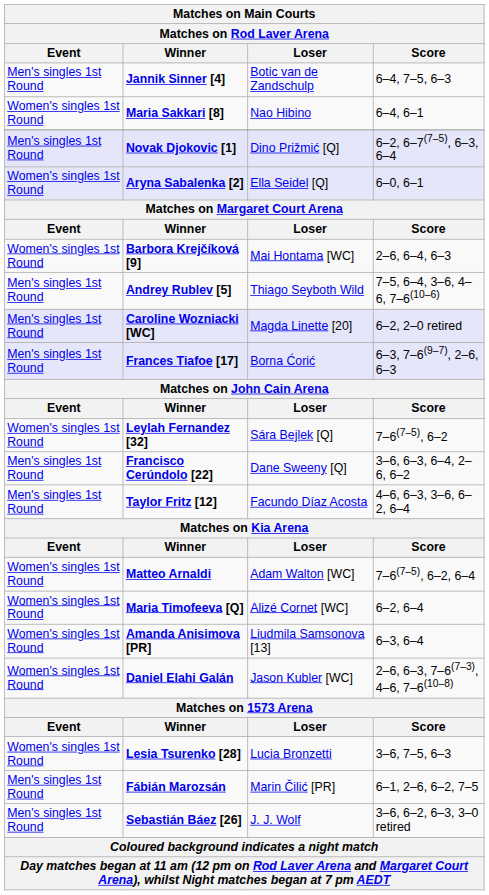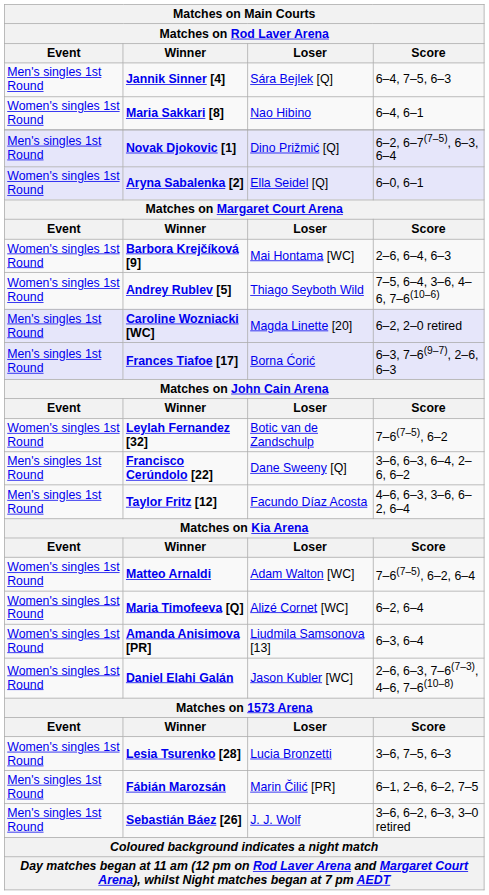(284, 79) Botic van de Zandschulp -> (292, 79) Sára Bejlek [Q]
(54, 290) Men's singles 1st Round -> (63, 290) Women's singles 1st Round
(292, 435) Sára Bejlek [Q] -> (284, 435) Botic van de Zandschulp
